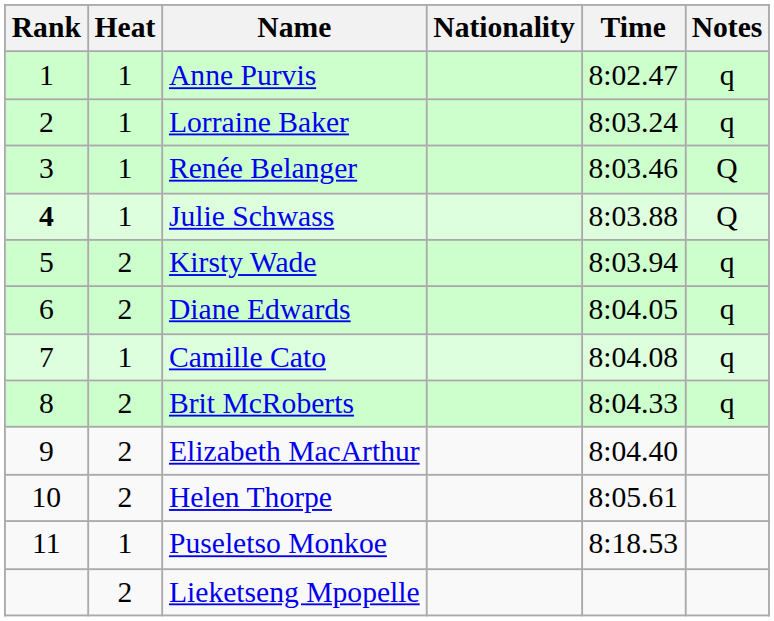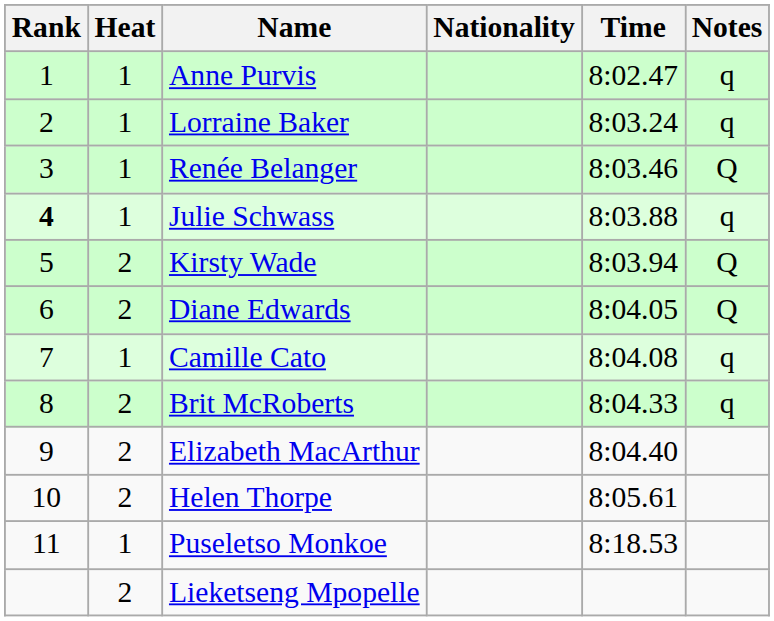(727, 215) Q -> (727, 215) q
(727, 262) q -> (727, 262) Q
(727, 309) q -> (727, 309) Q
